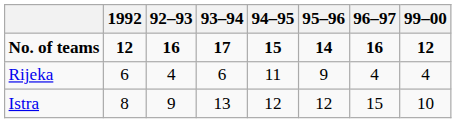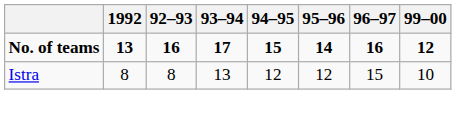(125, 47) 12 -> (125, 47) 13
- row: (31, 75)
(171, 103) 9 -> (171, 75) 8
